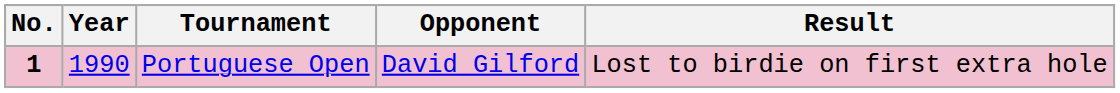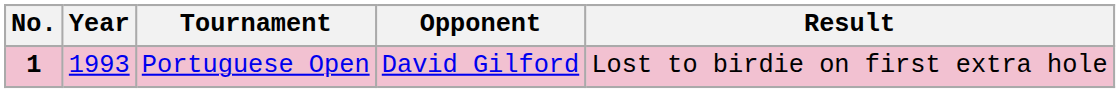(99, 67) 1990 -> (99, 67) 1993
